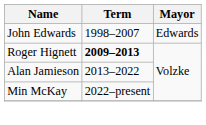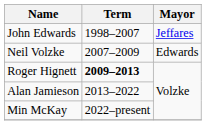(177, 33) Edwards -> (175, 33) Jeffares
+ row: (36, 52)
